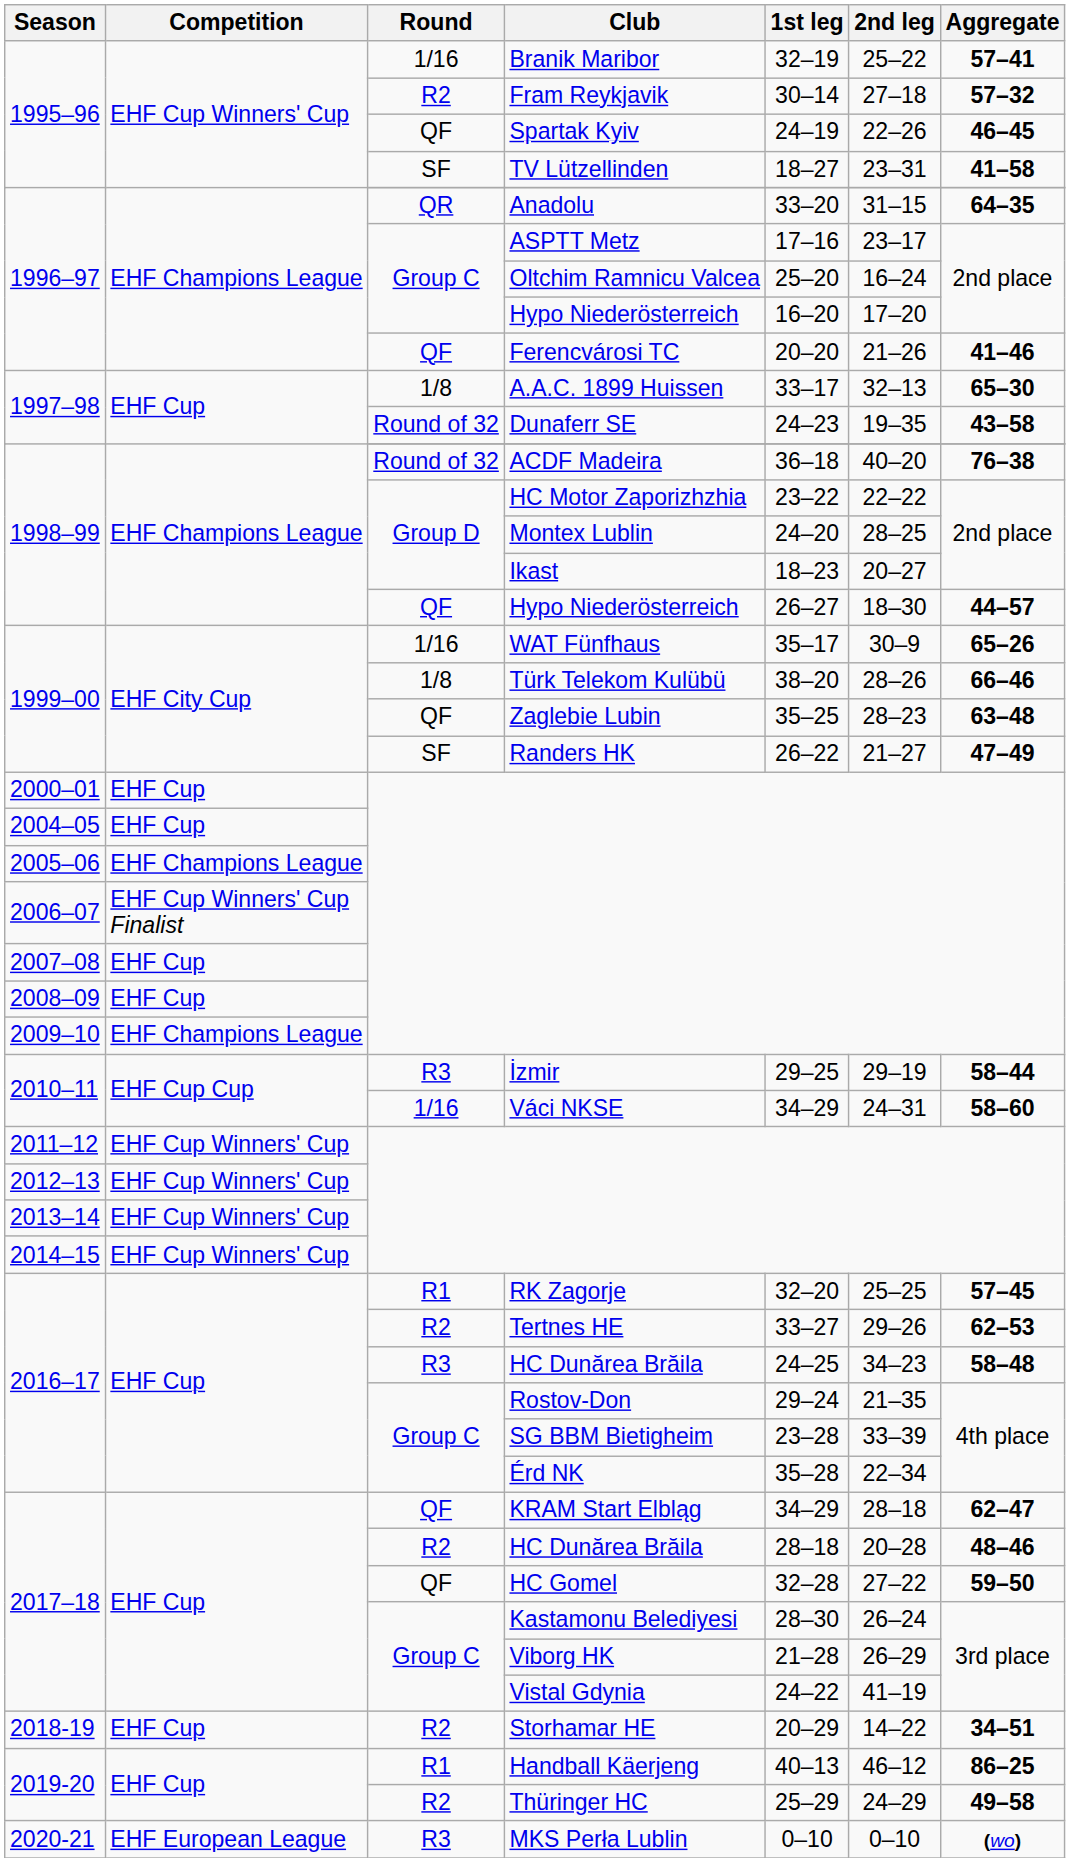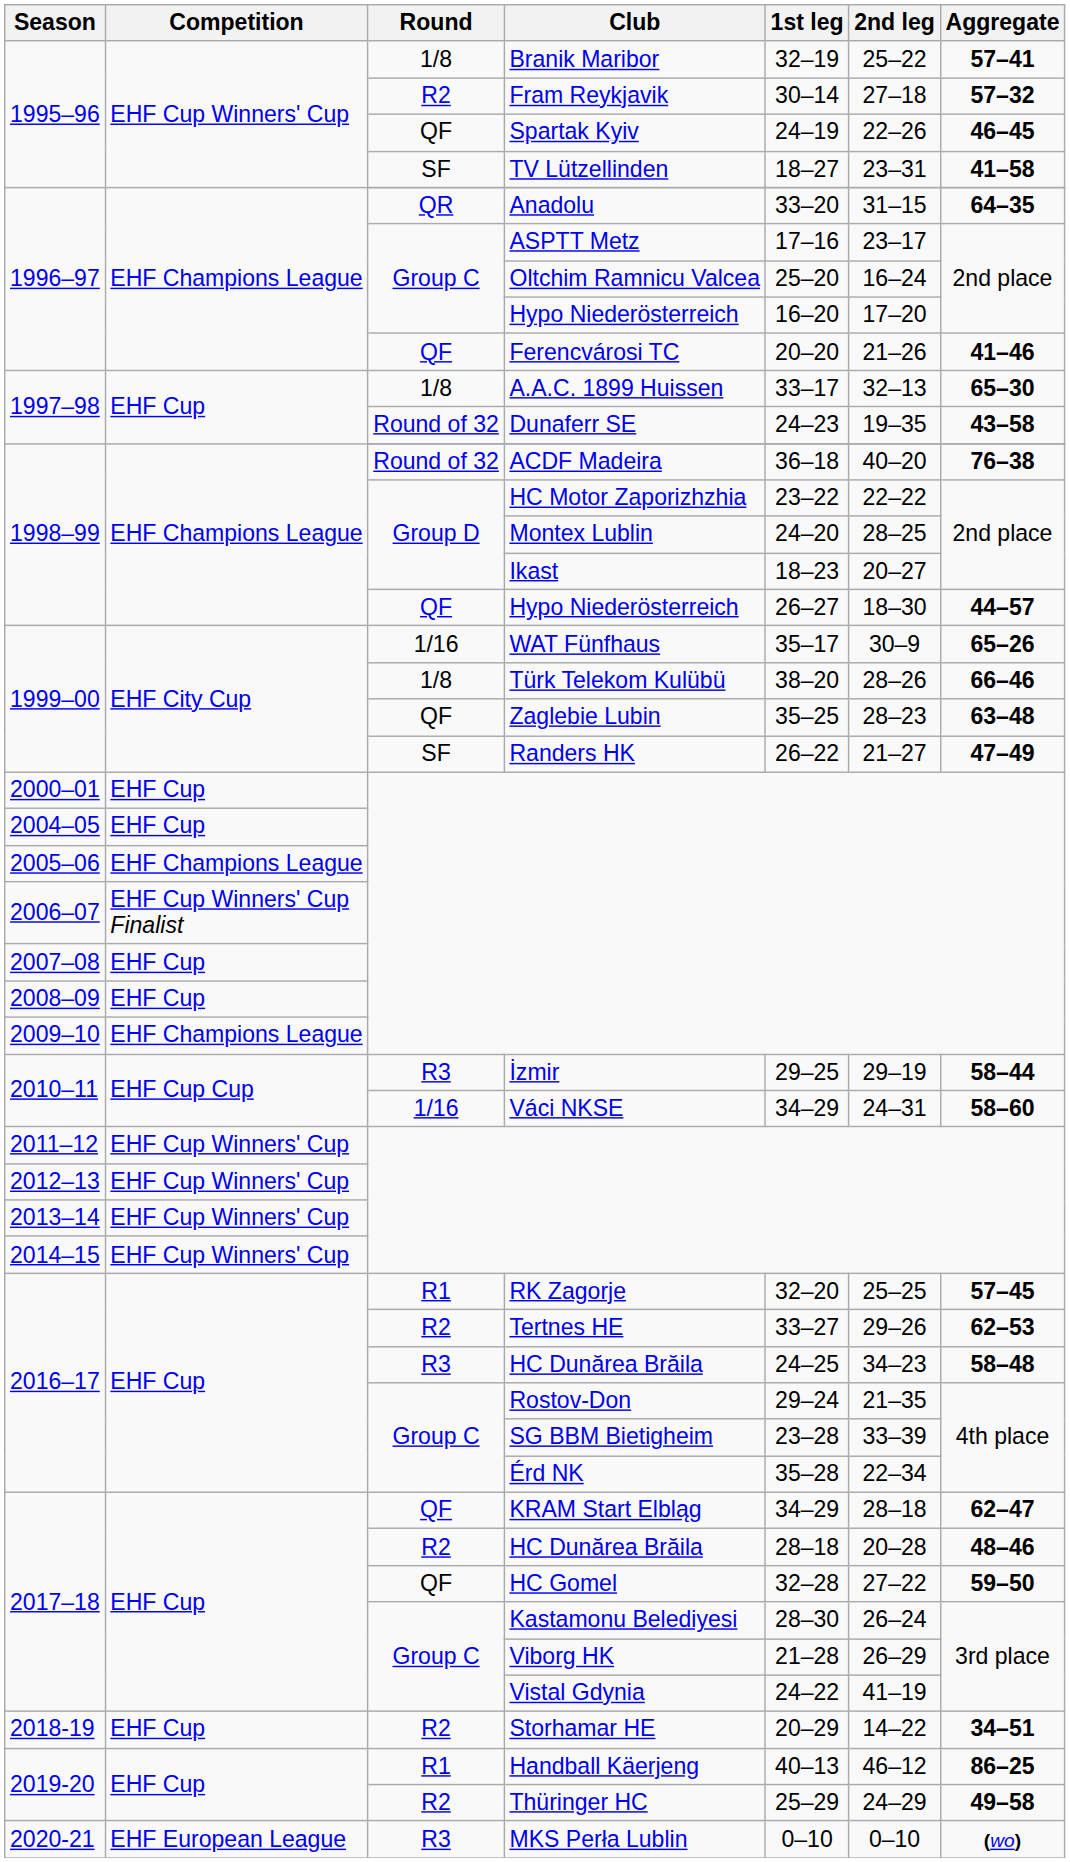(436, 59) 1/16 -> (436, 59) 1/8
